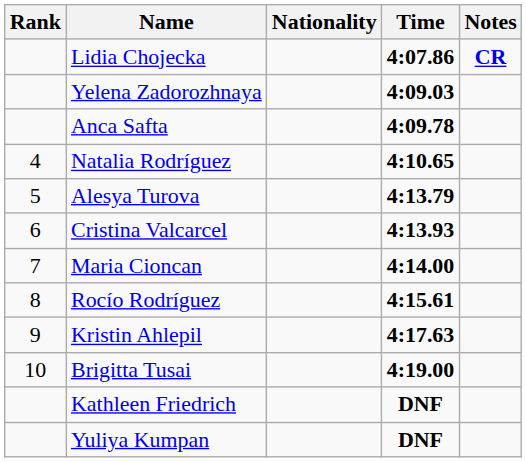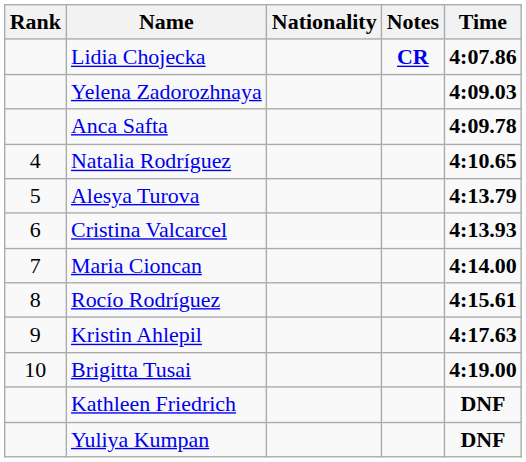columns swapped: (420, 21) <-> (491, 21)
